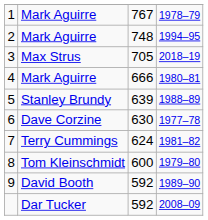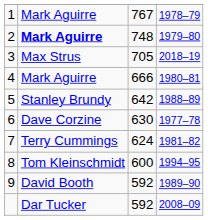(59, 36) normal -> (62, 36) bold
(180, 36) 1994–95 -> (180, 36) 1979–80
(142, 99) 639 -> (142, 99) 642
(180, 162) 1979–80 -> (180, 162) 1994–95
